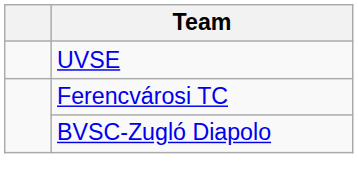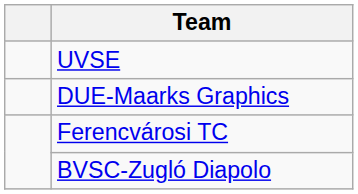+ row: (173, 96)
